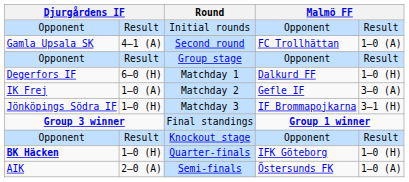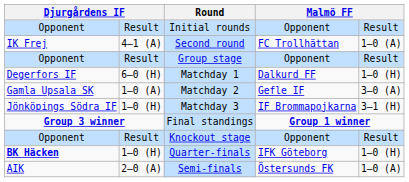(50, 44) Gamla Upsala SK -> (27, 44) IK Frej
(27, 91) IK Frej -> (50, 91) Gamla Upsala SK
